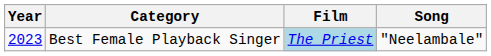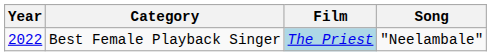(25, 40) 2023 -> (25, 40) 2022
